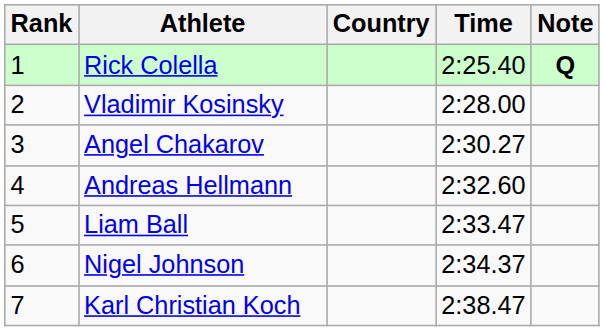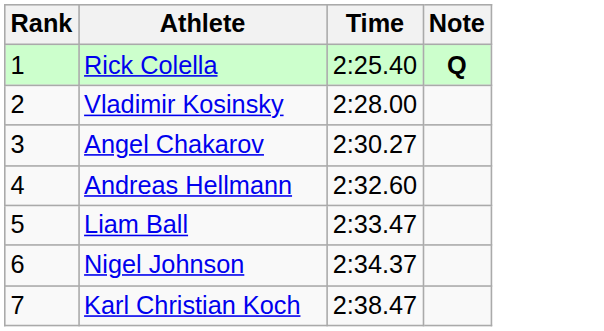- column: (381, 24)
